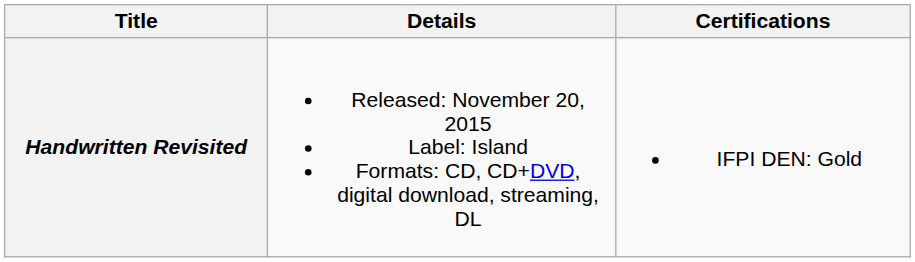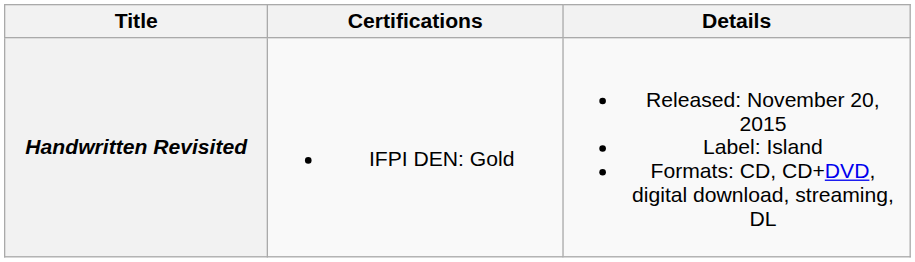columns swapped: (442, 21) <-> (763, 21)
